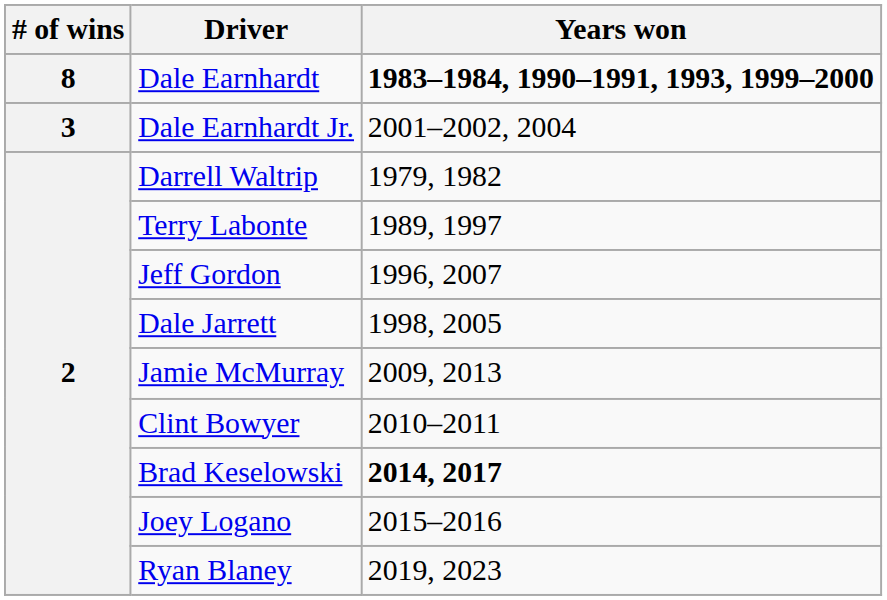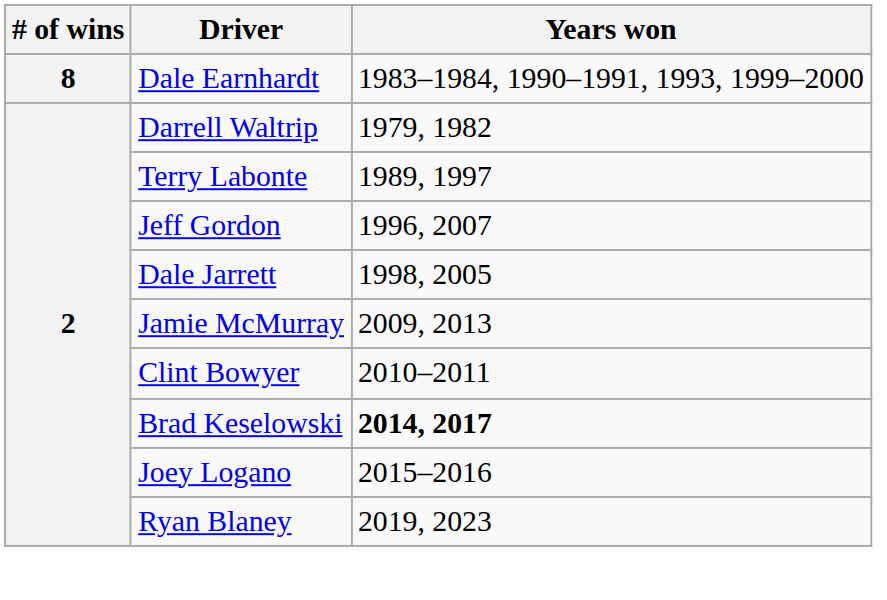(621, 78) bold -> (611, 78) normal
- row: (246, 127)
